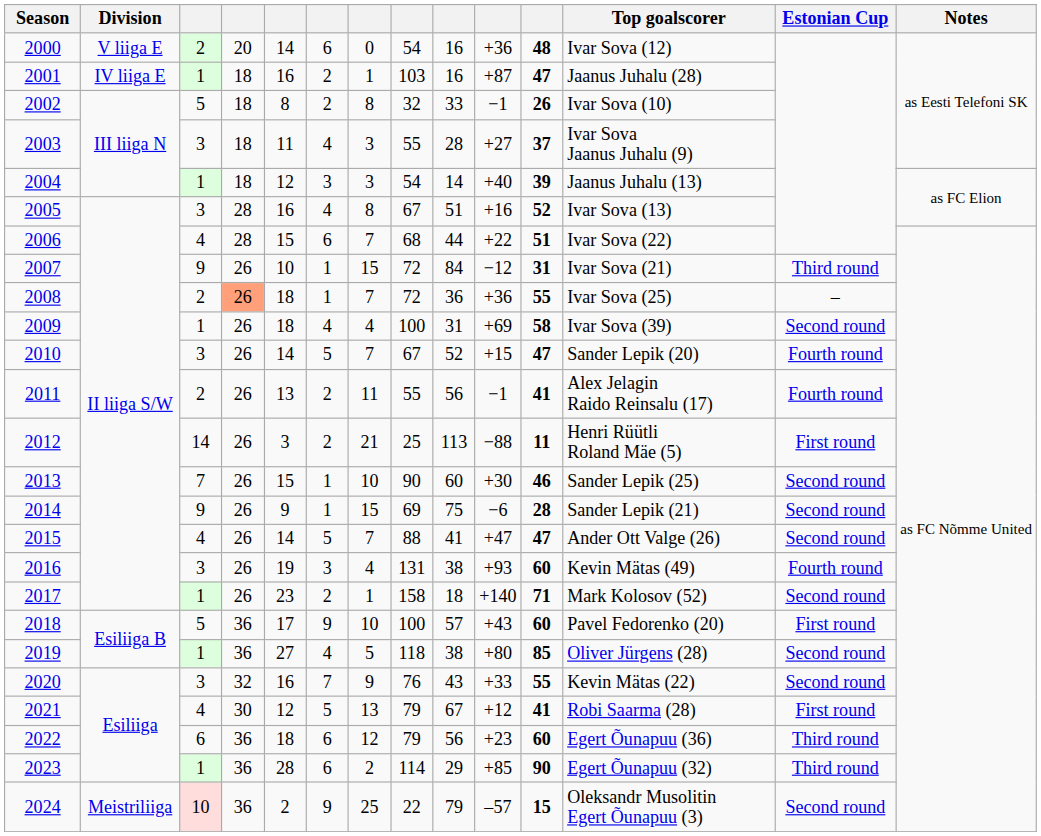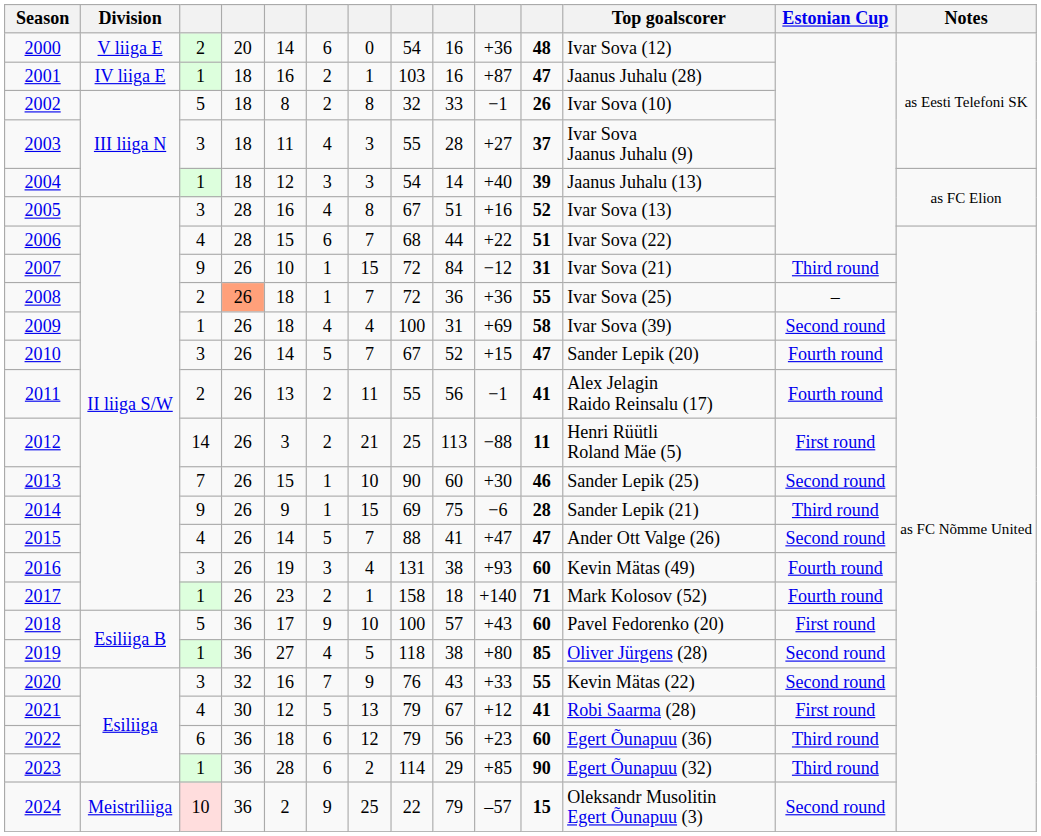(835, 509) Second round -> (835, 509) Third round
(835, 595) Second round -> (835, 595) Fourth round
